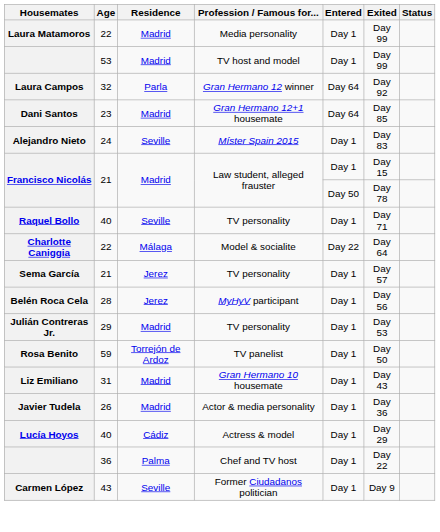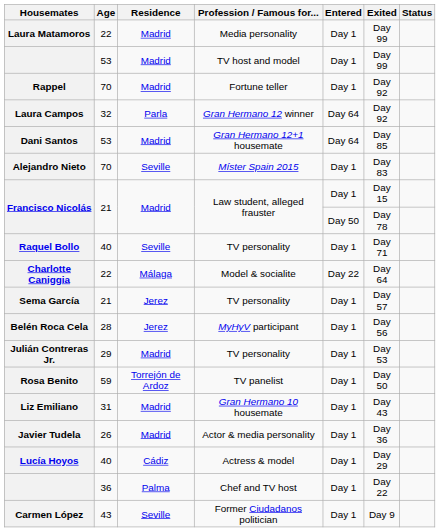+ row: (49, 87)
(106, 113) 23 -> (106, 140) 53
(106, 140) 24 -> (106, 167) 70
